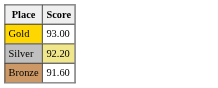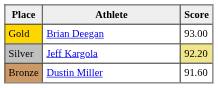+ column: (111, 14)
